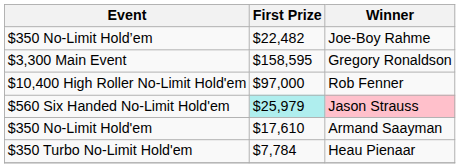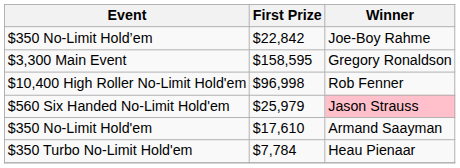(279, 38) $22,482 -> (279, 38) $22,842
(279, 83) $97,000 -> (279, 83) $96,998
(279, 106) paleturquoise background -> (279, 106) no background
